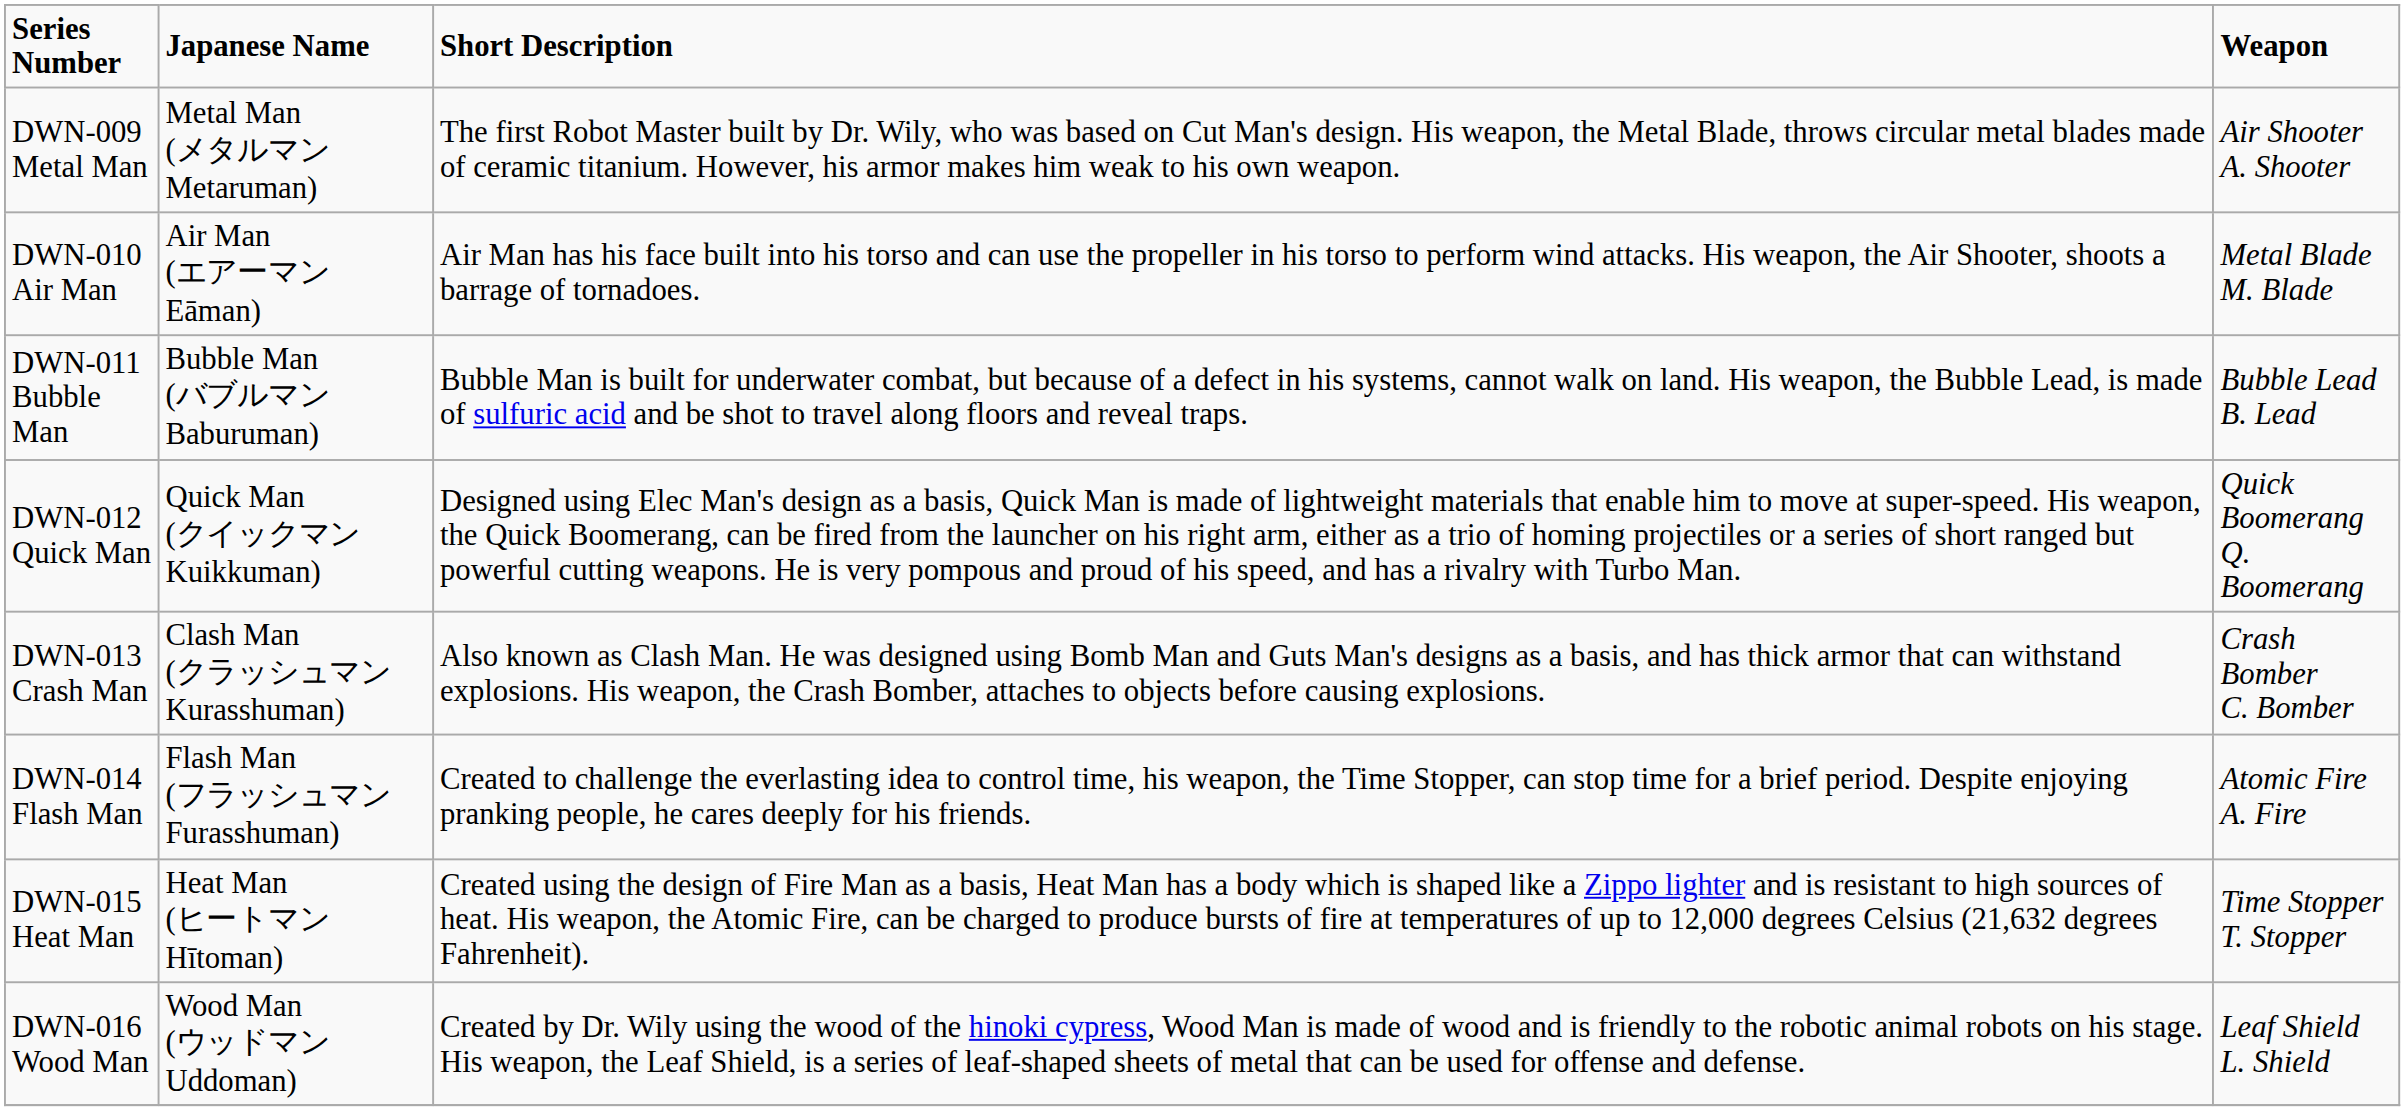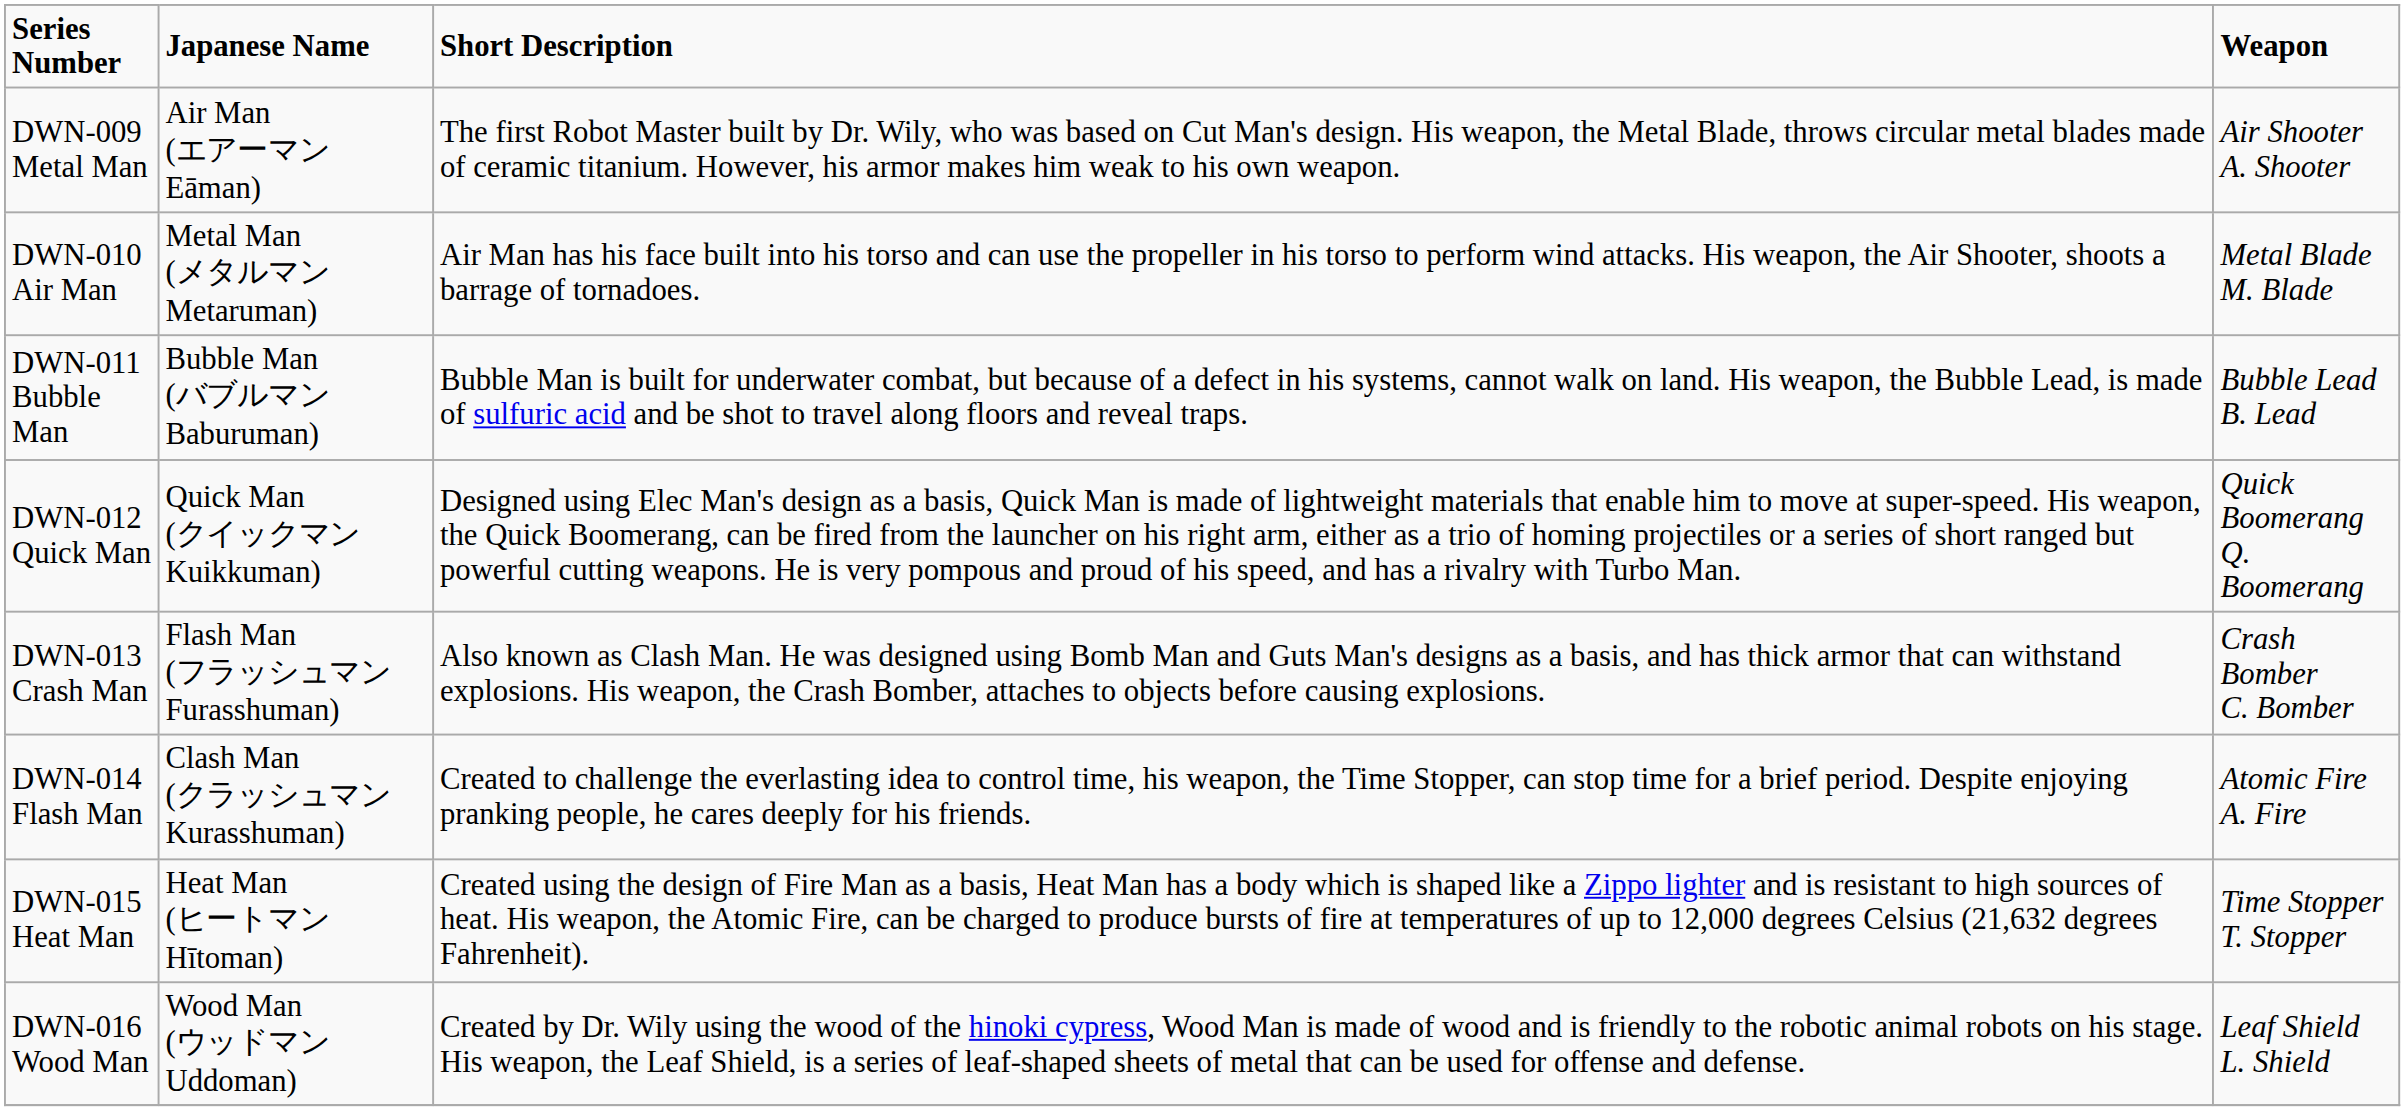(247, 149) Metal Man (メタルマン Metaruman) -> (247, 149) Air Man (エアーマン Eāman)
(247, 273) Air Man (エアーマン Eāman) -> (247, 273) Metal Man (メタルマン Metaruman)
(278, 672) Clash Man (クラッシュマン Kurasshuman) -> (278, 672) Flash Man (フラッシュマン Furasshuman)
(278, 796) Flash Man (フラッシュマン Furasshuman) -> (278, 796) Clash Man (クラッシュマン Kurasshuman)
